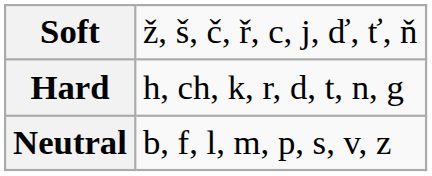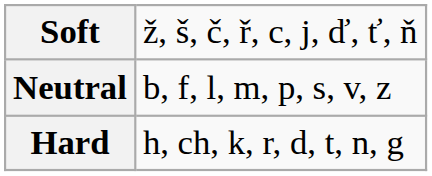rows swapped: (70, 142) <-> (70, 87)
